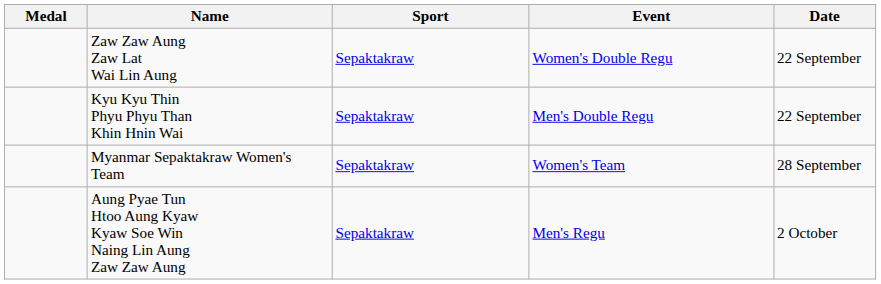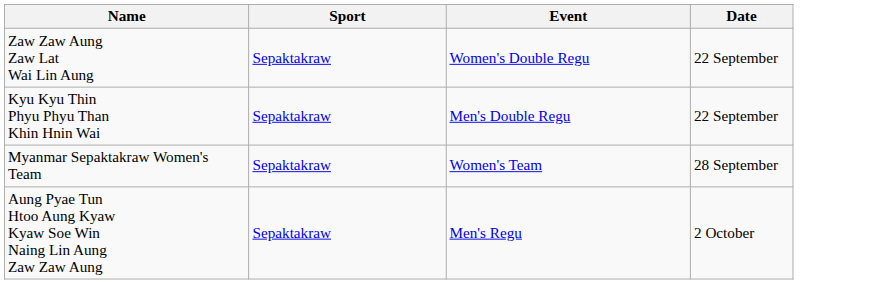- column: (46, 16)
